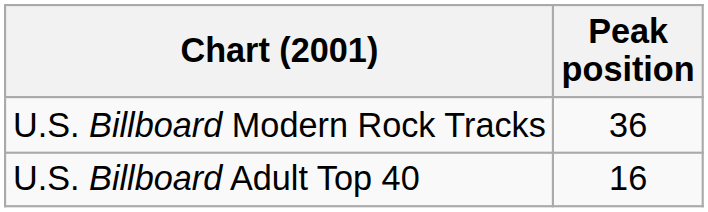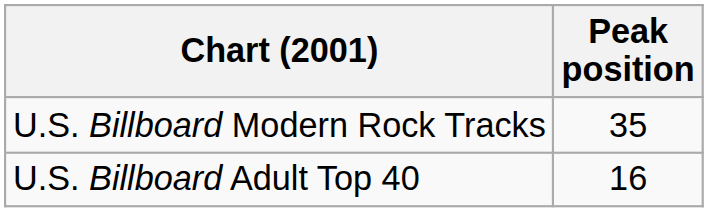(628, 124) 36 -> (628, 124) 35
